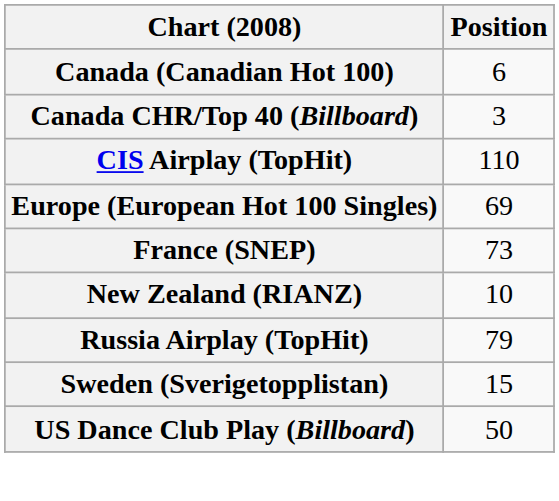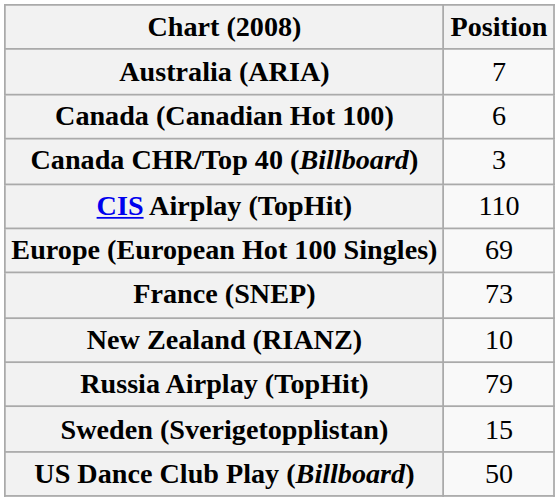+ row: (224, 71)
